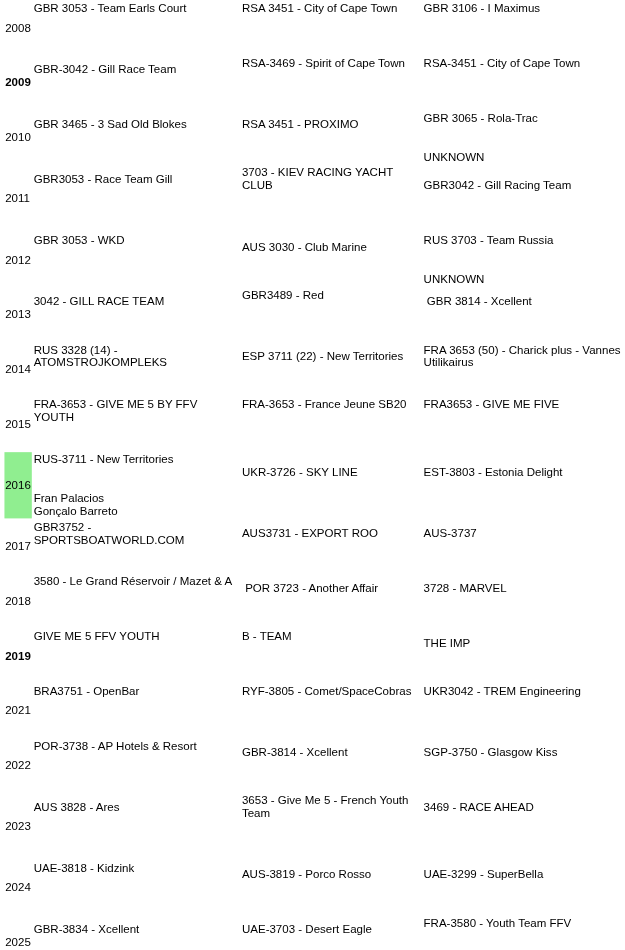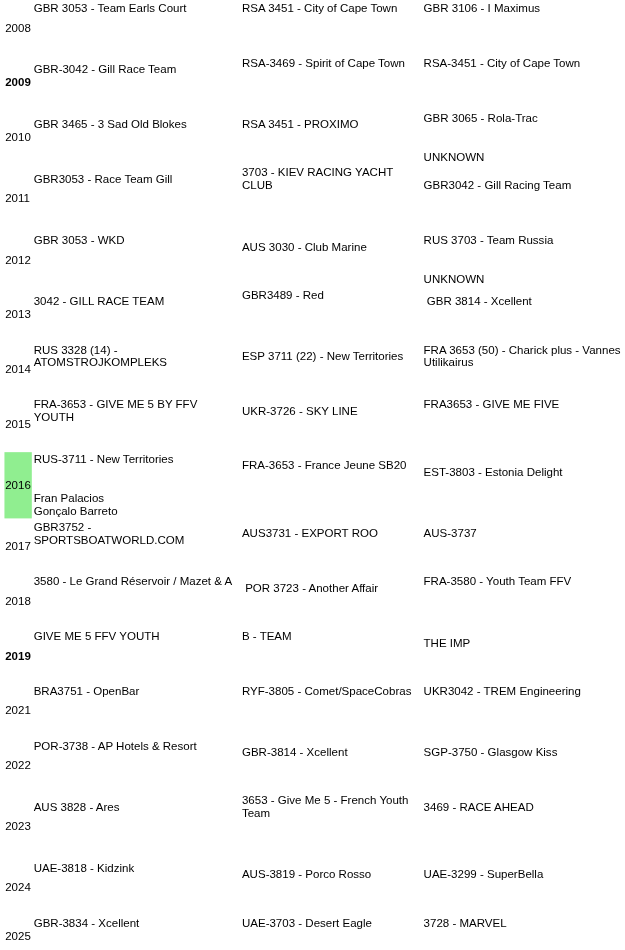(324, 404) FRA-3653 - France Jeune SB20 -> (300, 411) UKR-3726 - SKY LINE
(300, 472) UKR-3726 - SKY LINE -> (324, 465) FRA-3653 - France Jeune SB20
(465, 588) 3728 - MARVEL -> (497, 581) FRA-3580 - Youth Team FFV
(497, 923) FRA-3580 - Youth Team FFV -> (465, 923) 3728 - MARVEL
